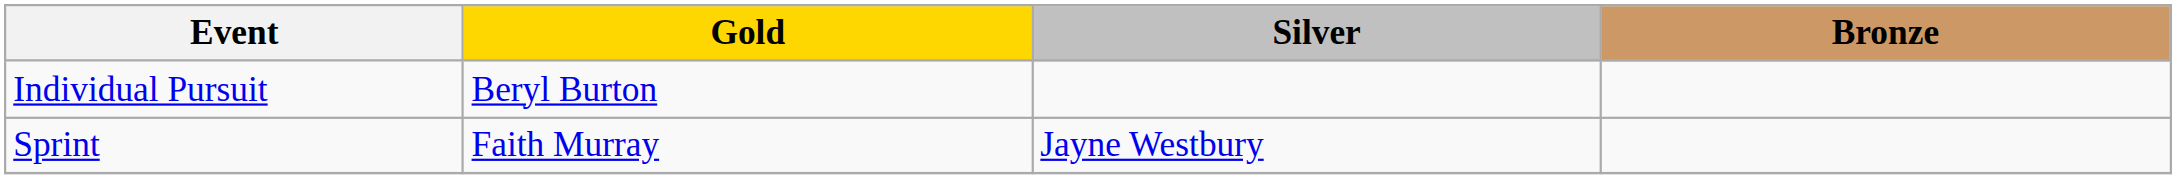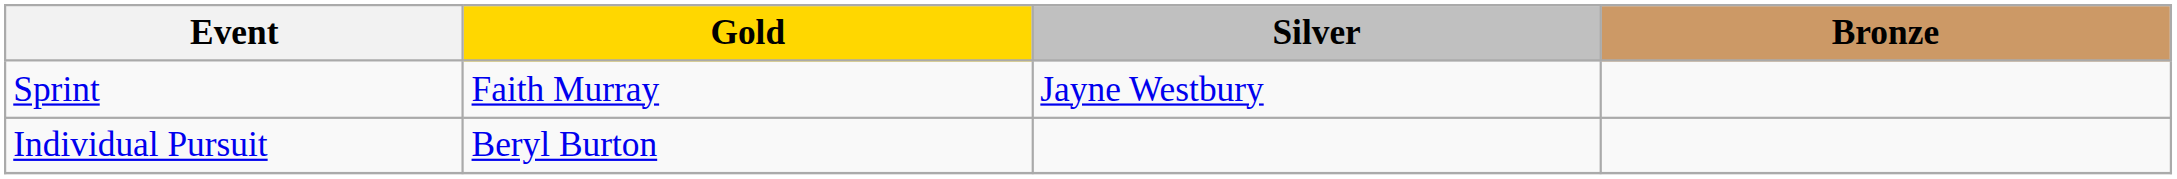rows swapped: (56, 144) <-> (140, 88)
